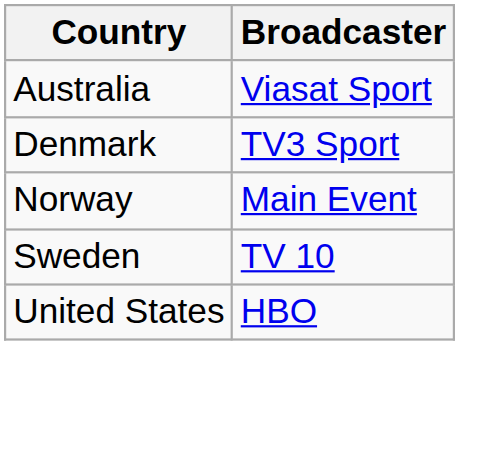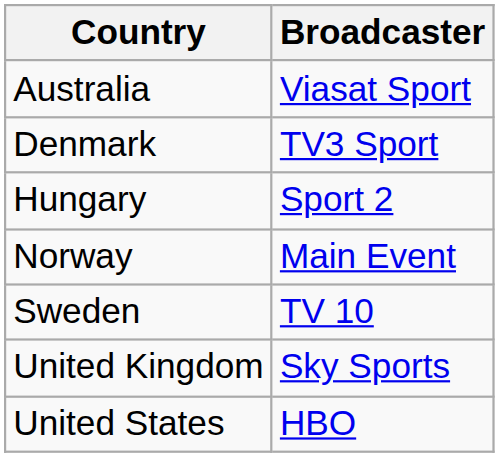+ row: (80, 199)
+ row: (138, 367)
